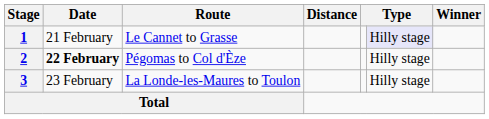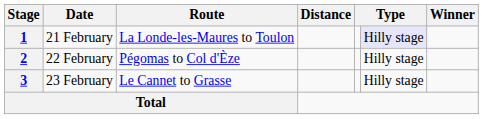(181, 37) Le Cannet to Grasse -> (207, 37) La Londe-les-Maures to Toulon
(83, 59) bold -> (79, 59) normal
(213, 80) La Londe-les-Maures to Toulon -> (175, 80) Le Cannet to Grasse
